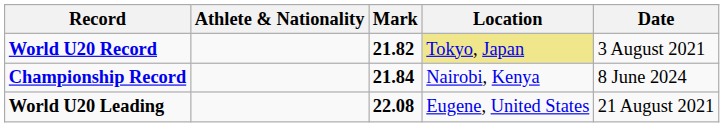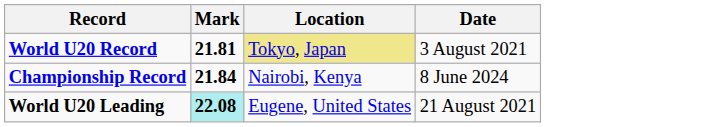- column: (280, 19)
(394, 48) 21.82 -> (215, 48) 21.81
(394, 106) no background -> (215, 106) paleturquoise background
